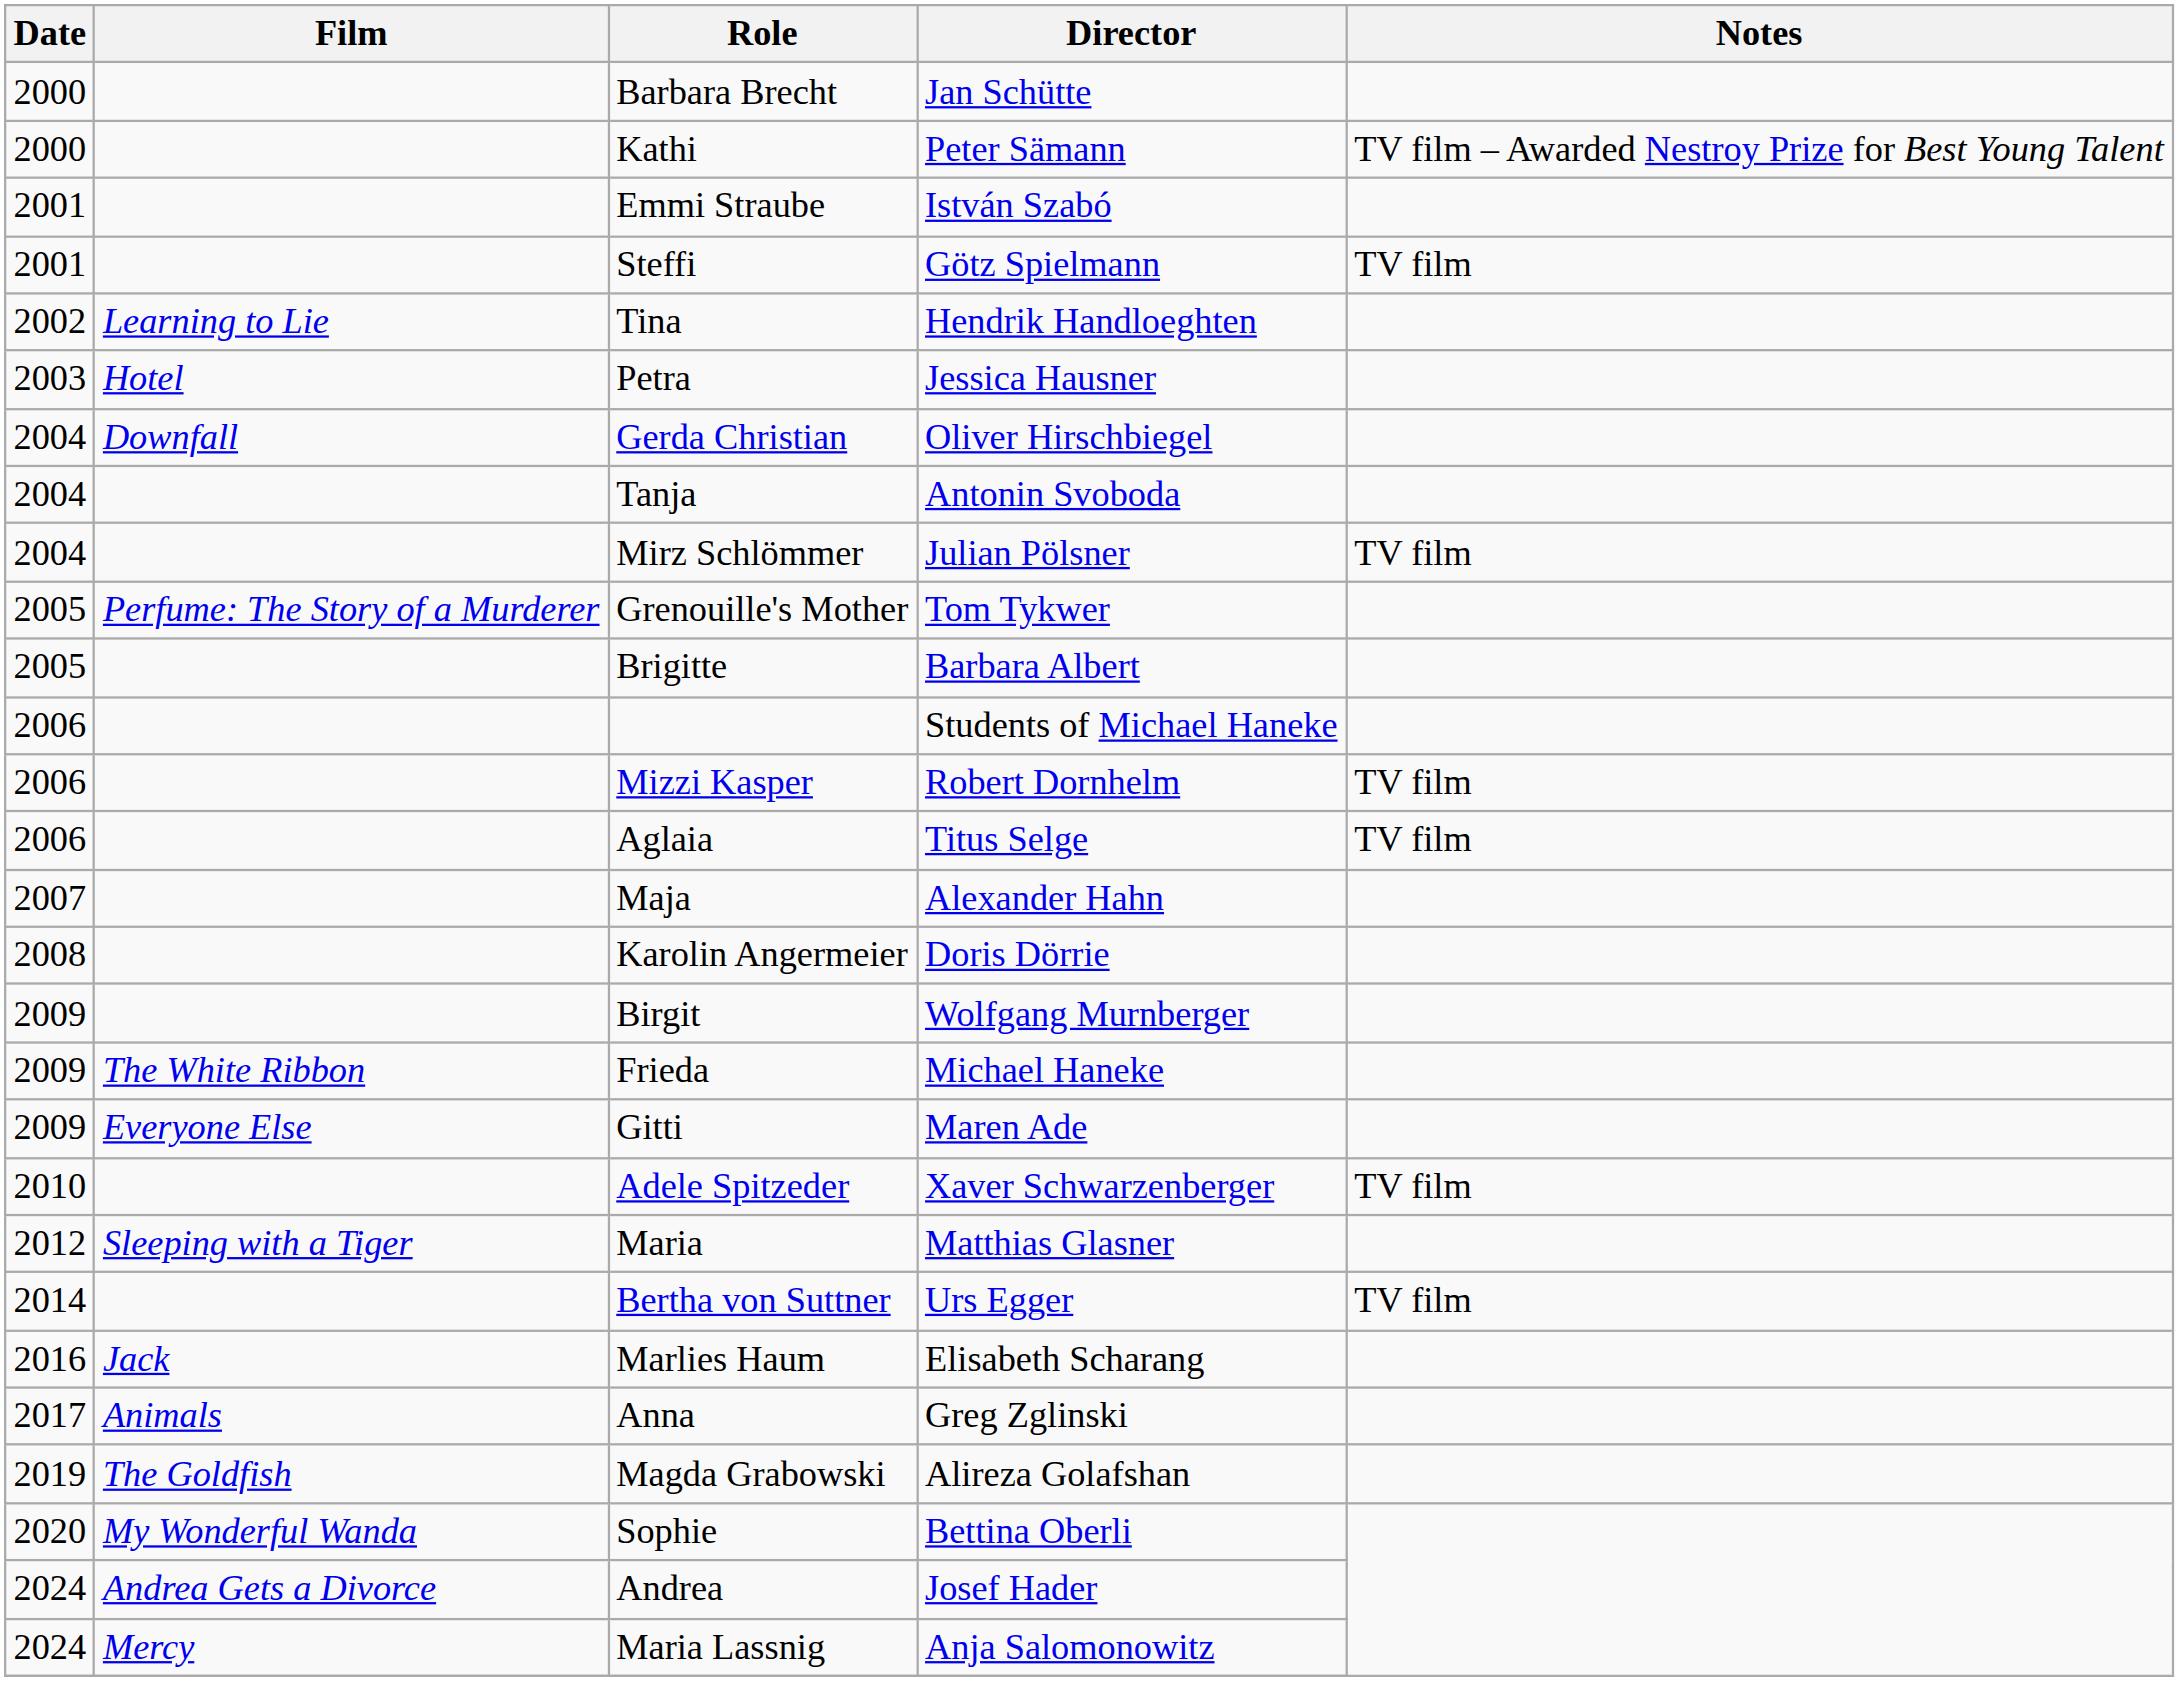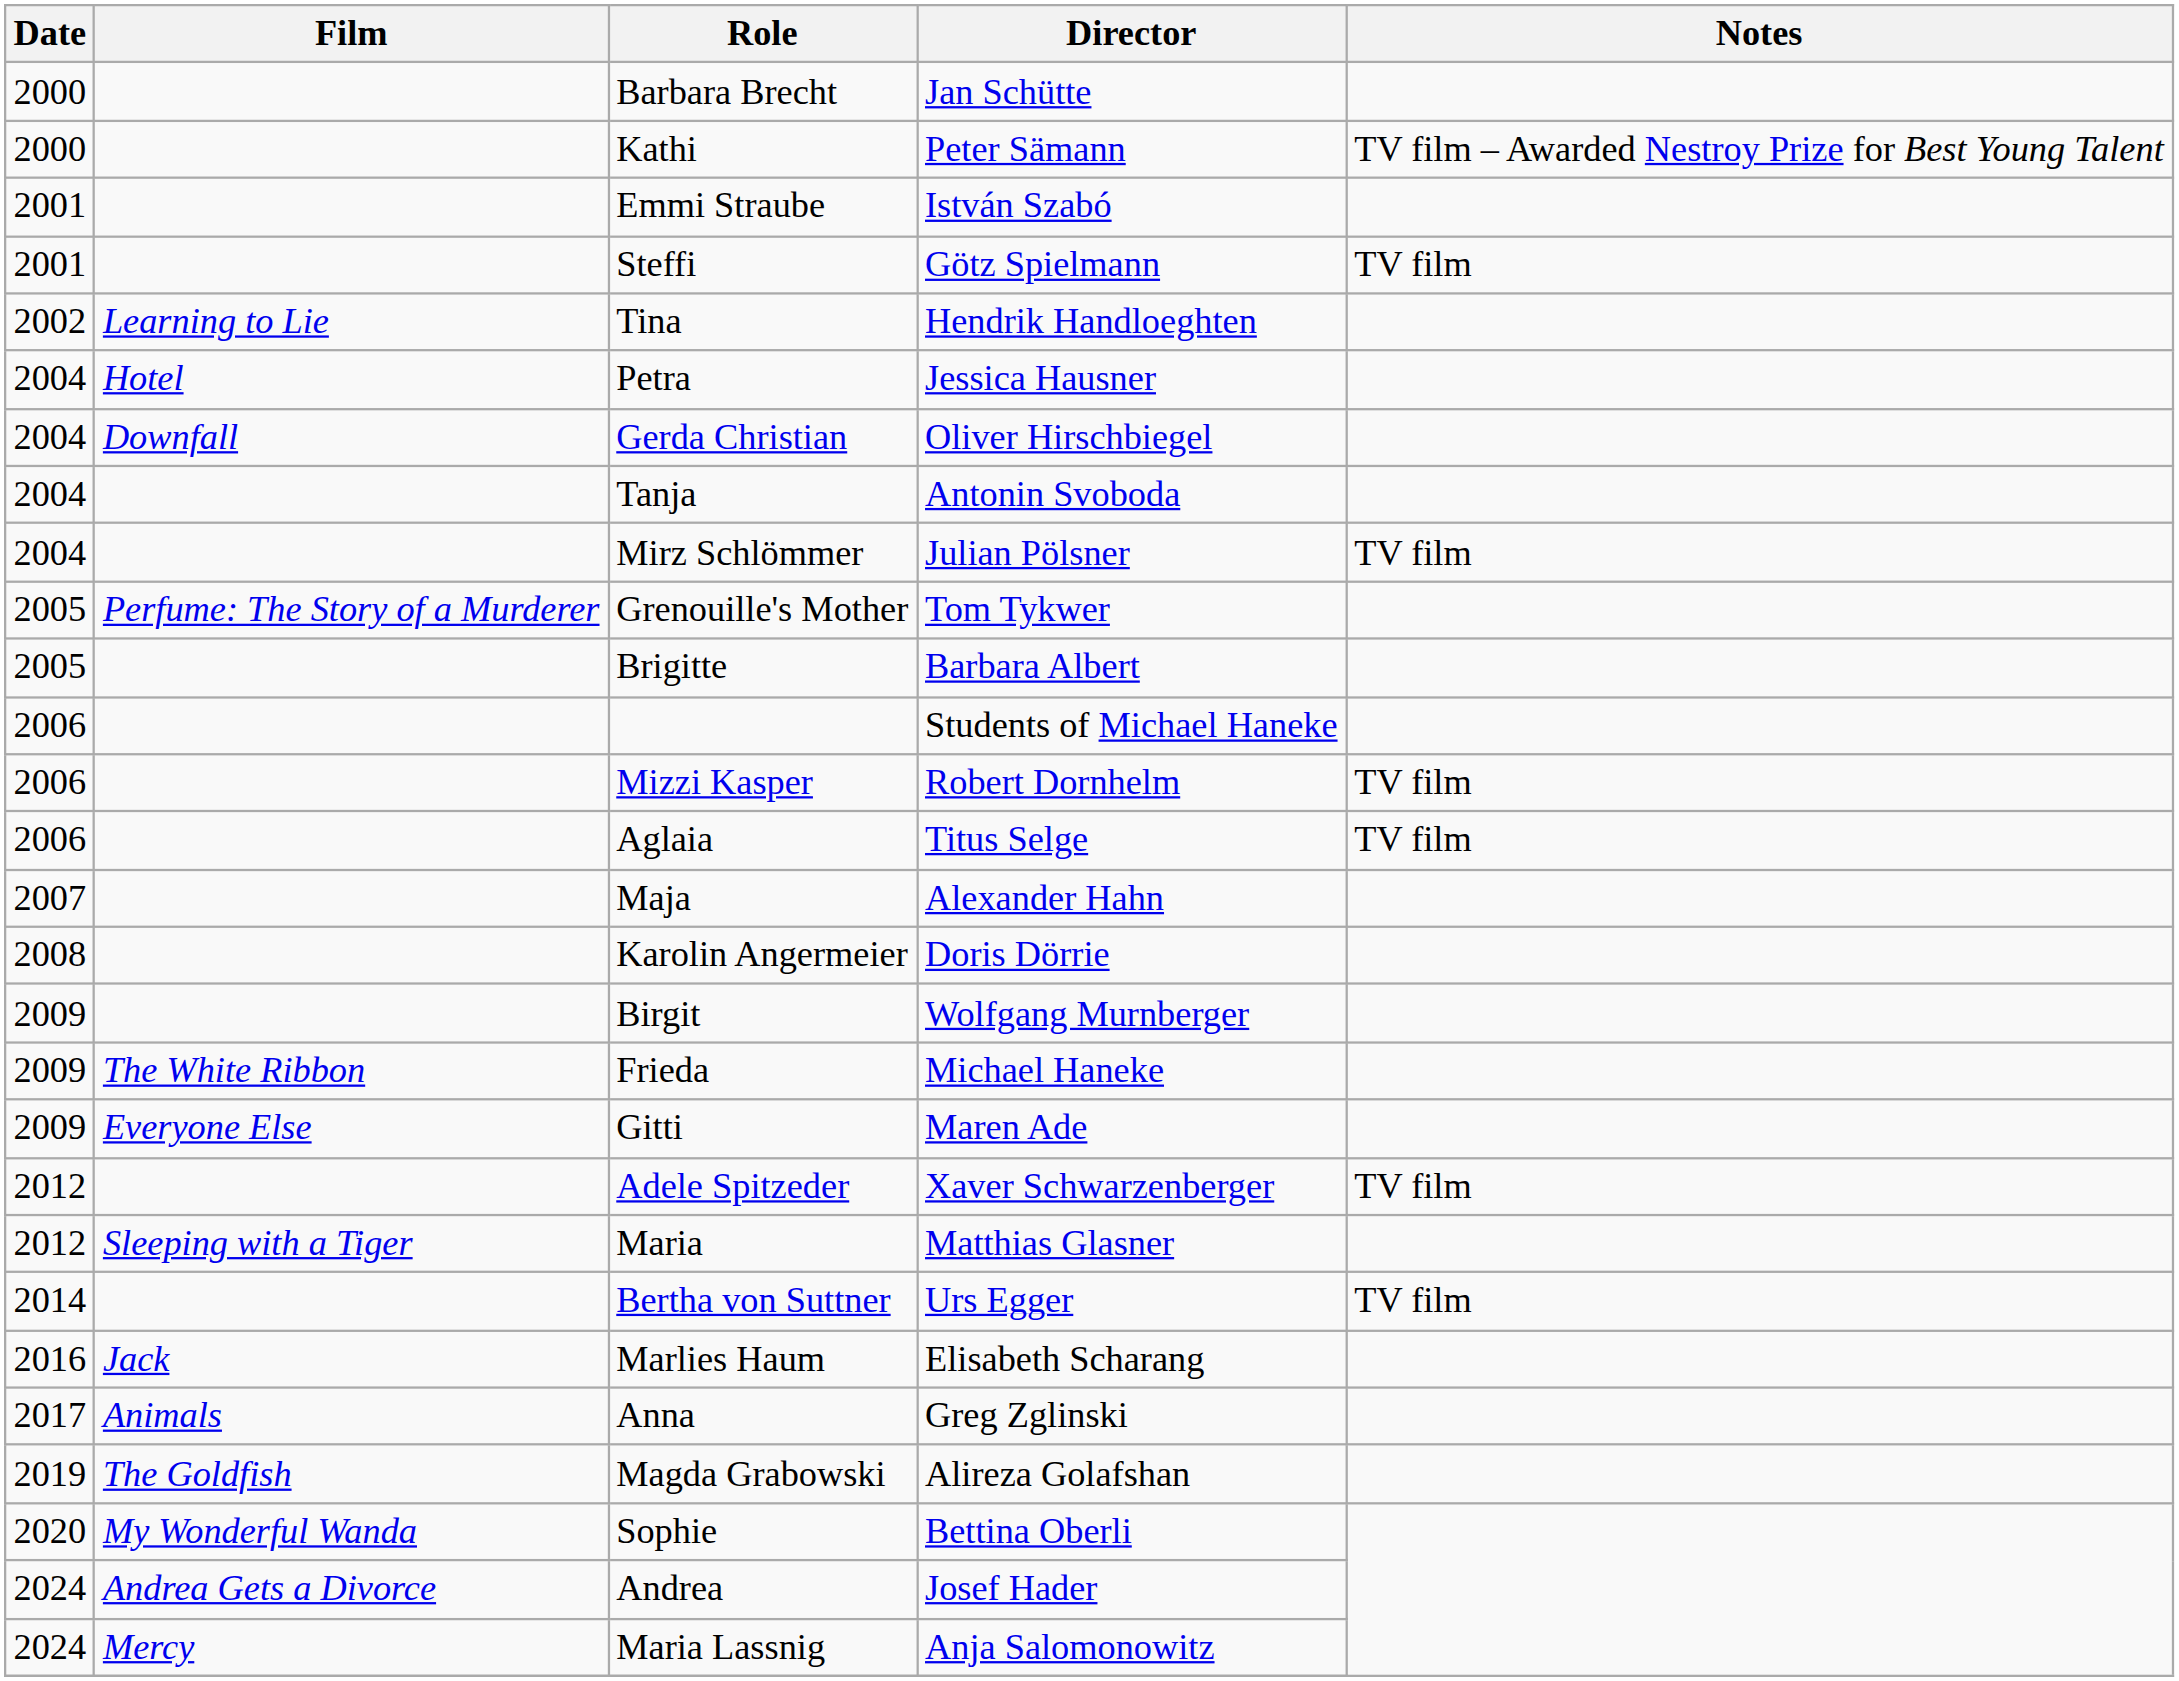(50, 378) 2003 -> (50, 378) 2004
(50, 1185) 2010 -> (50, 1185) 2012
